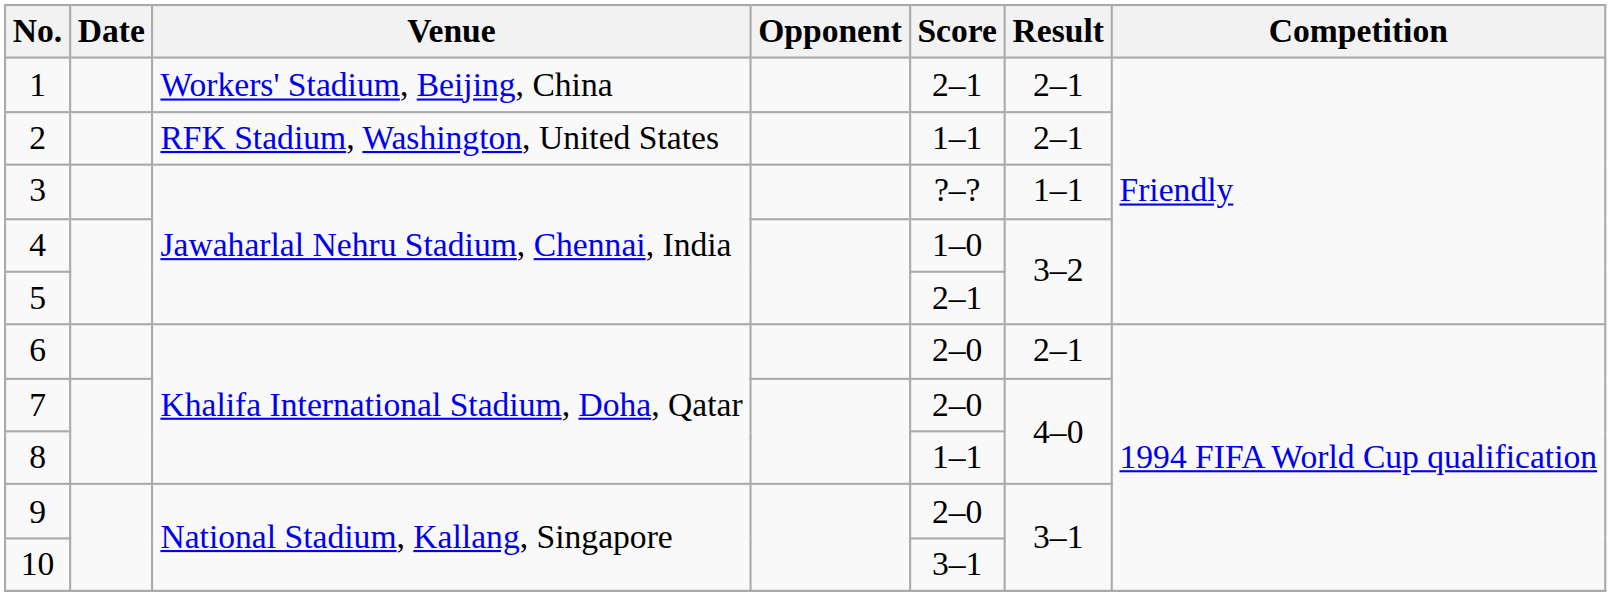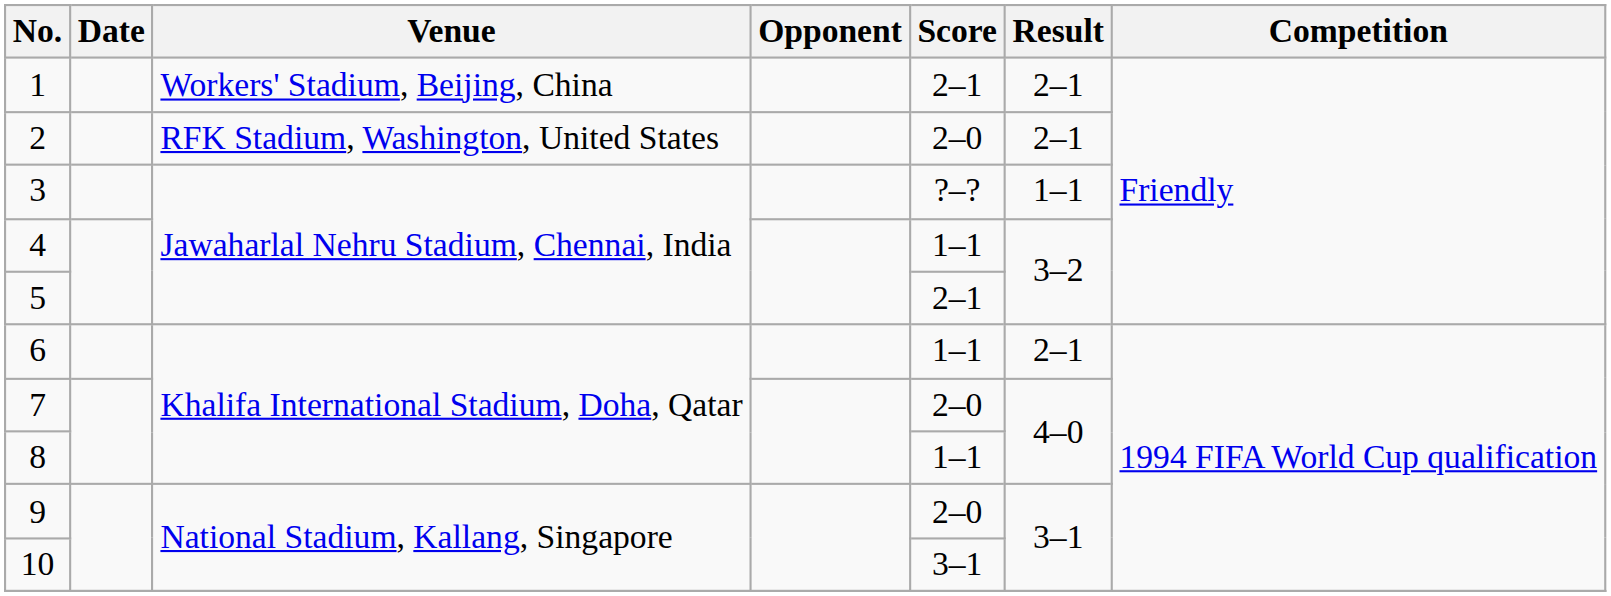(957, 137) 1–1 -> (957, 137) 2–0
(957, 244) 1–0 -> (957, 244) 1–1
(957, 350) 2–0 -> (957, 350) 1–1
